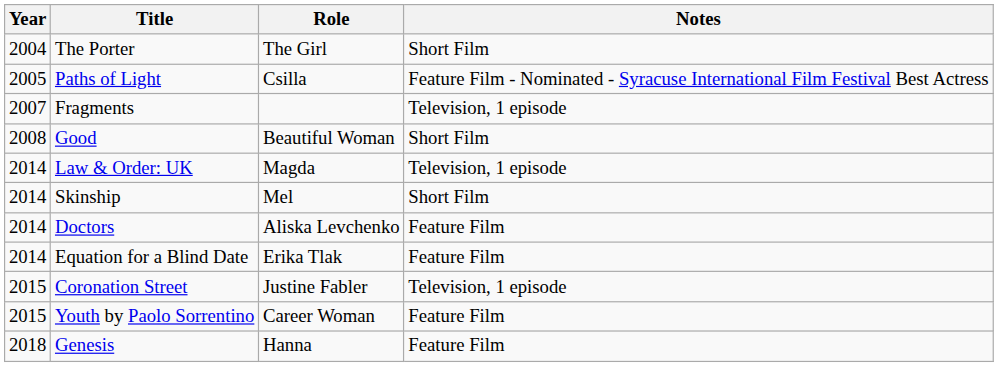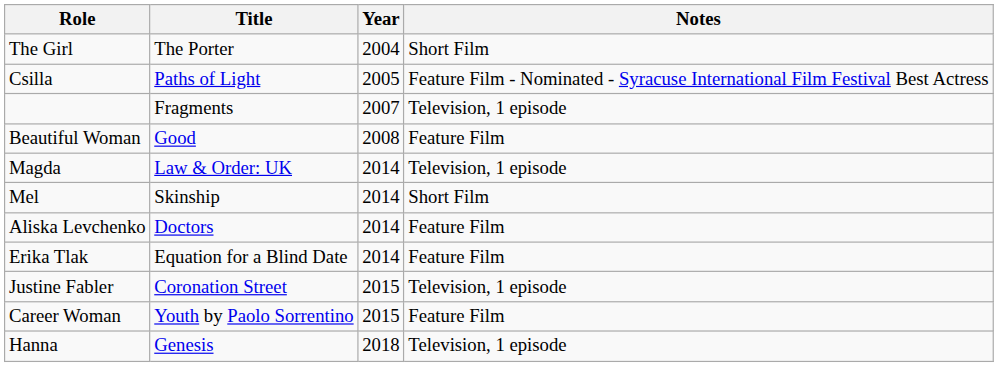columns swapped: (28, 19) <-> (331, 19)
(449, 138) Short Film -> (456, 138) Feature Film
(456, 345) Feature Film -> (487, 345) Television, 1 episode
